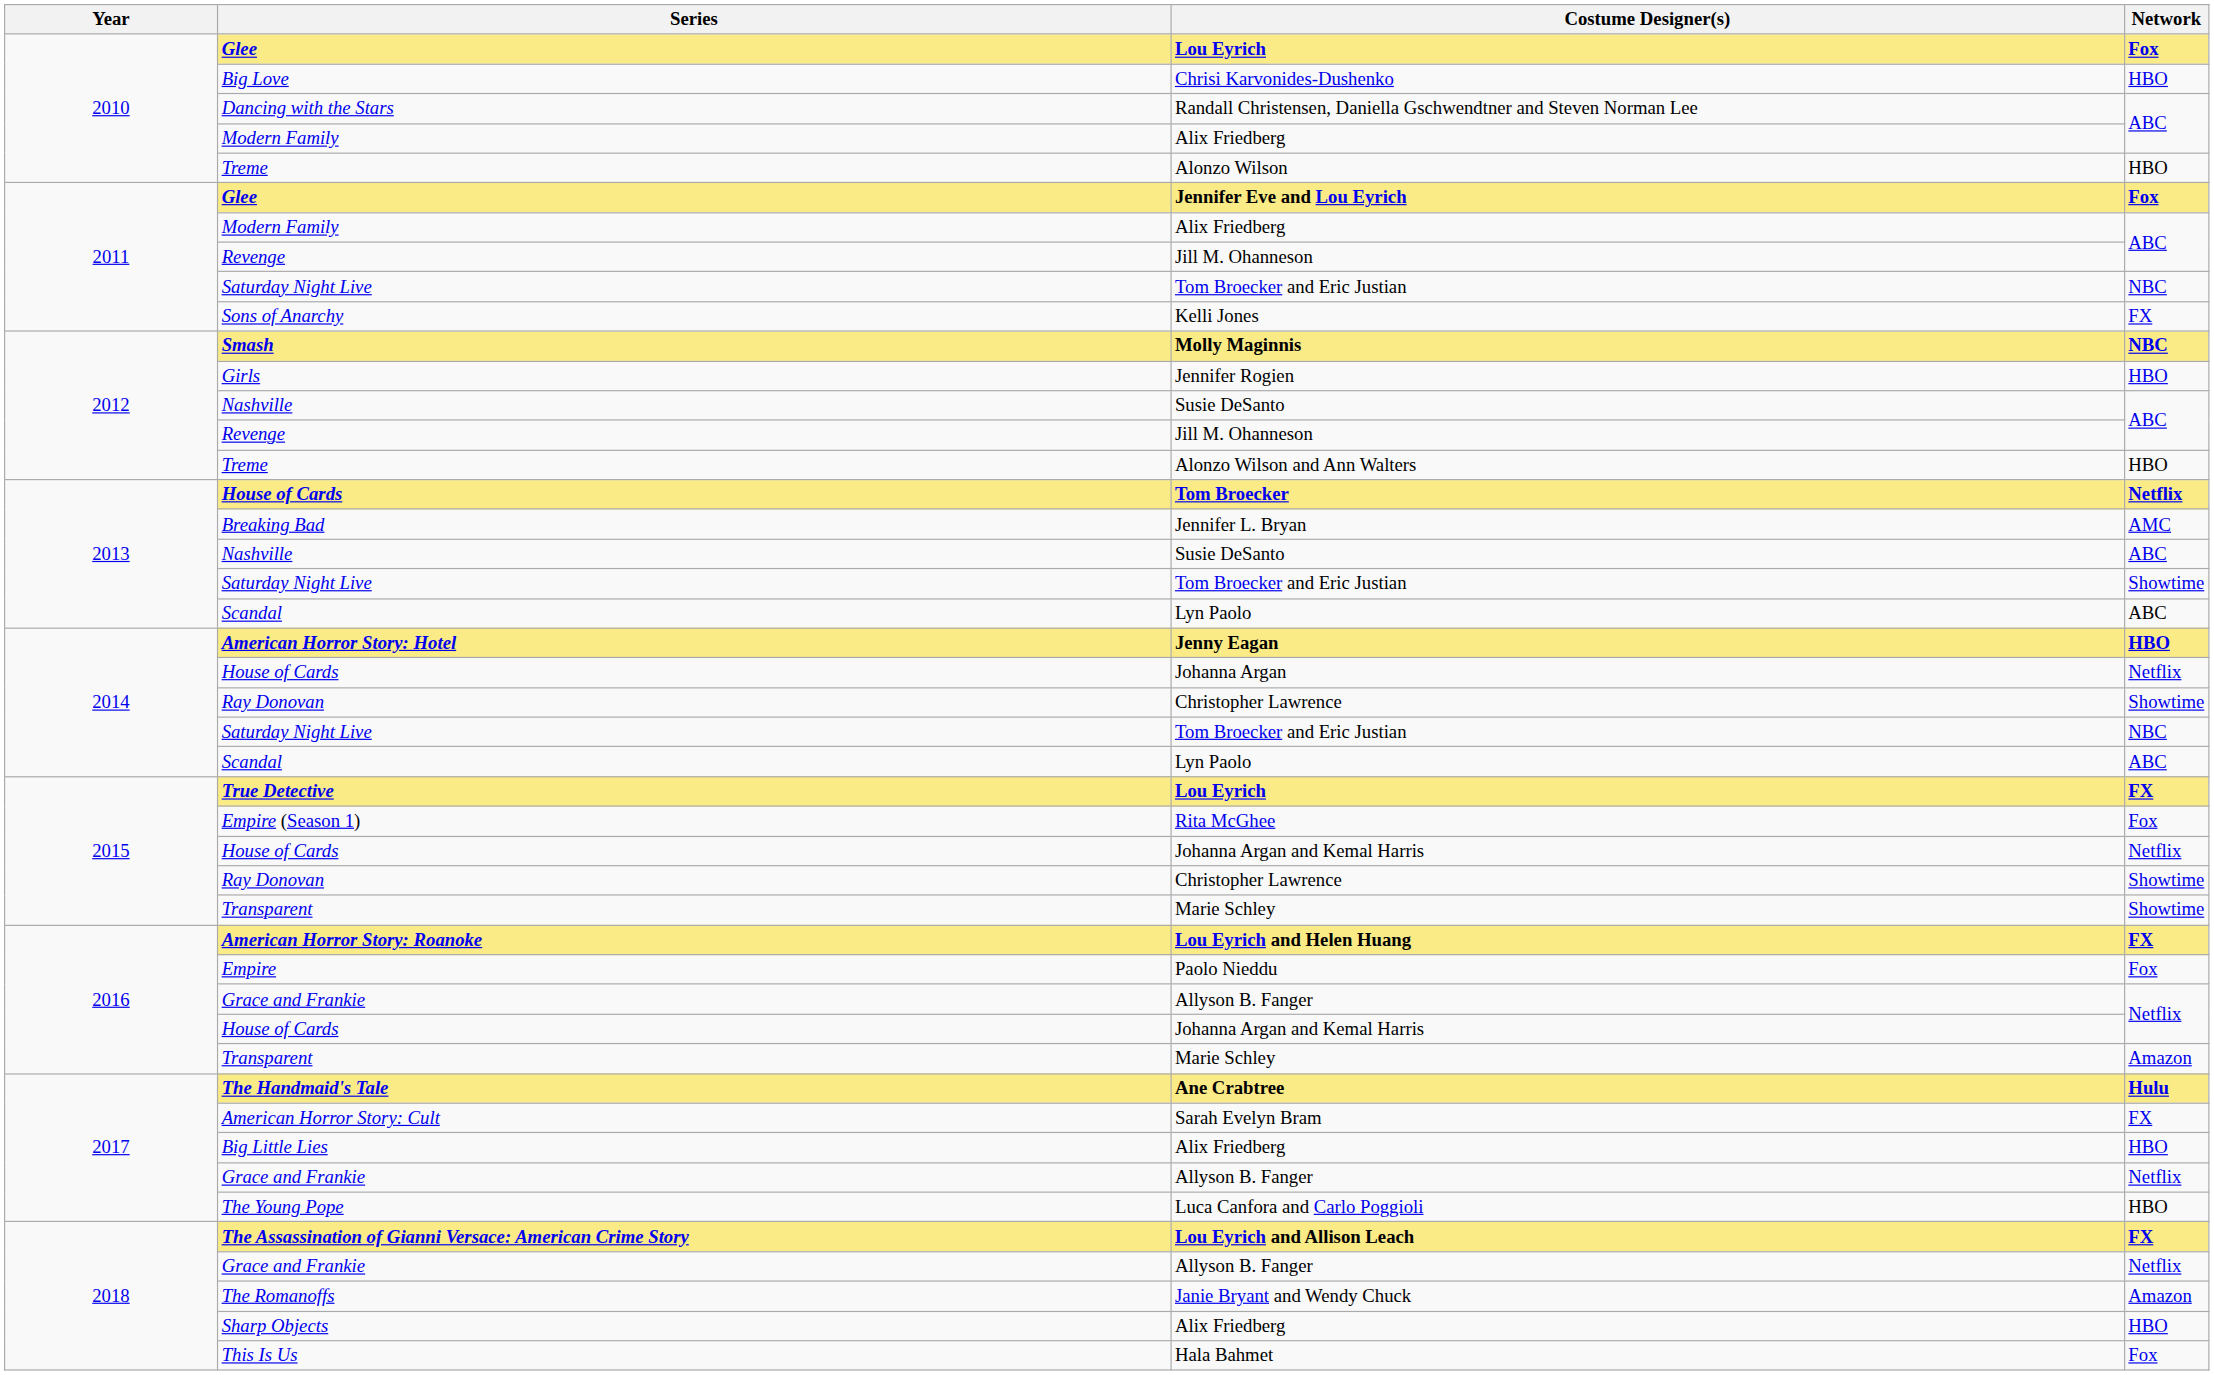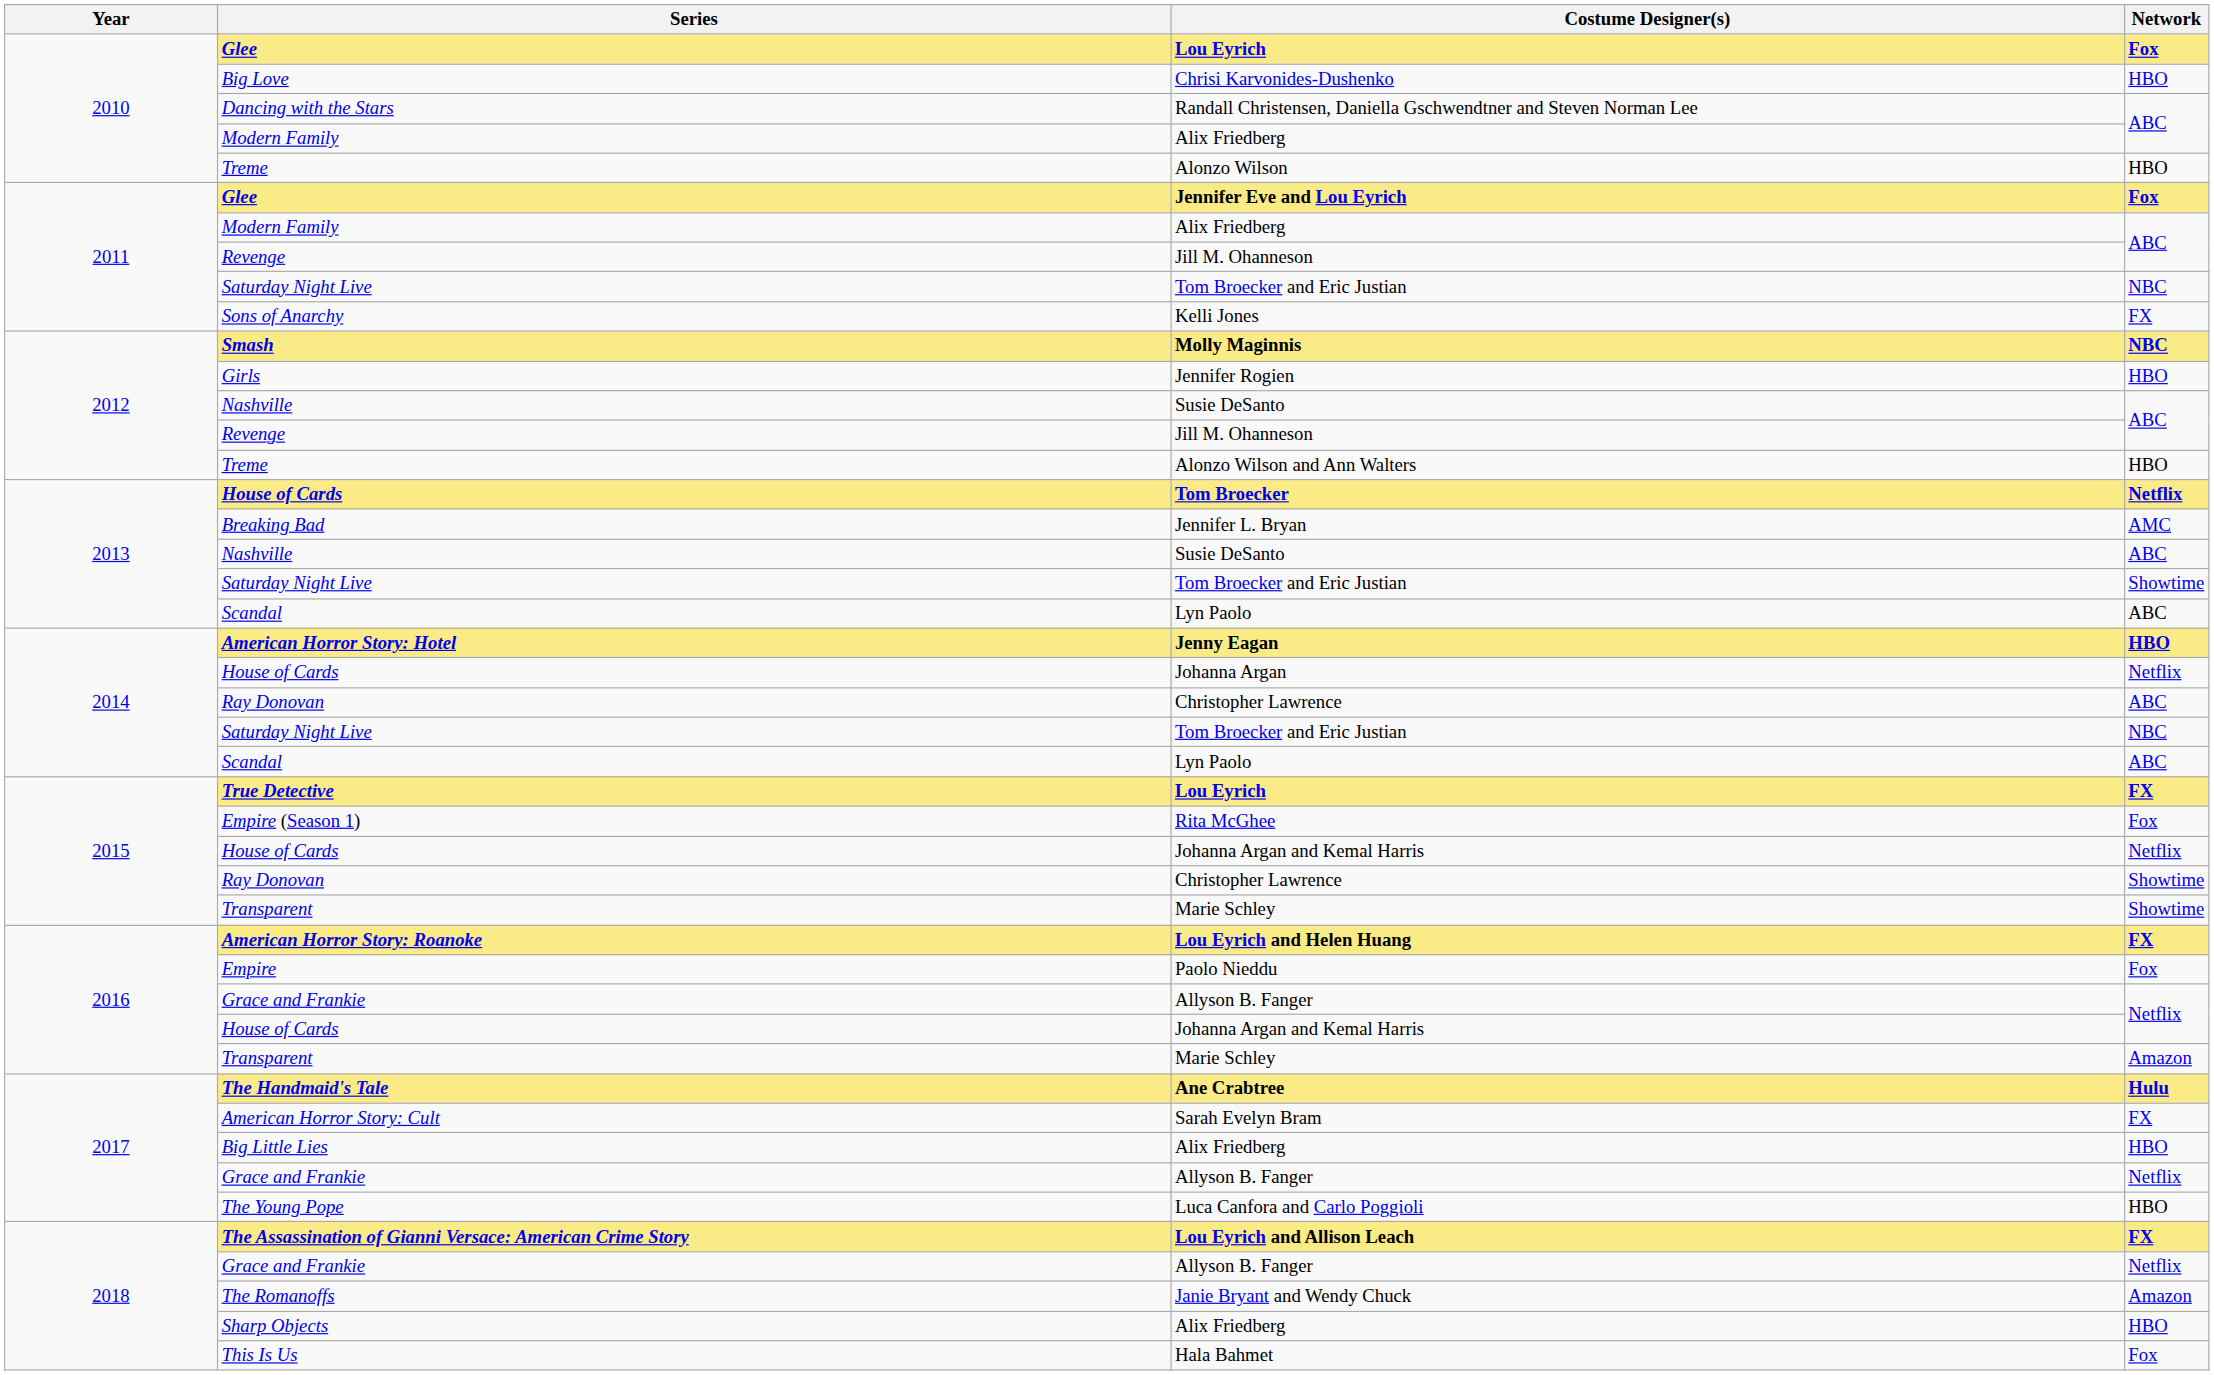(2166, 702) Showtime -> (2148, 702) ABC
